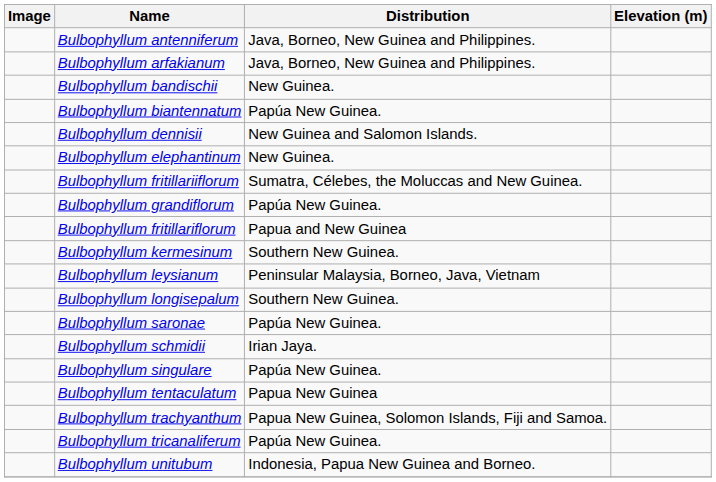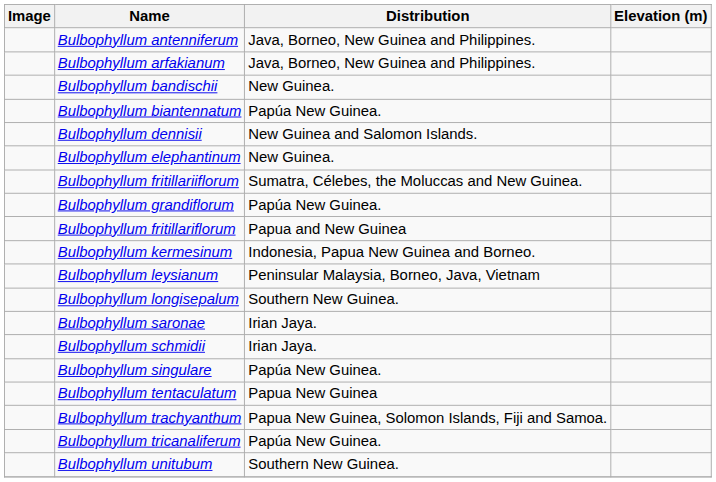(324, 252) Southern New Guinea. -> (392, 252) Indonesia, Papua New Guinea and Borneo.
(315, 323) Papúa New Guinea. -> (283, 323) Irian Jaya.
(392, 464) Indonesia, Papua New Guinea and Borneo. -> (324, 464) Southern New Guinea.
